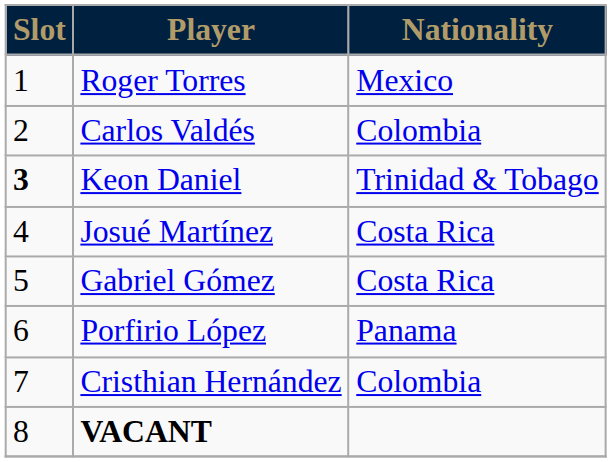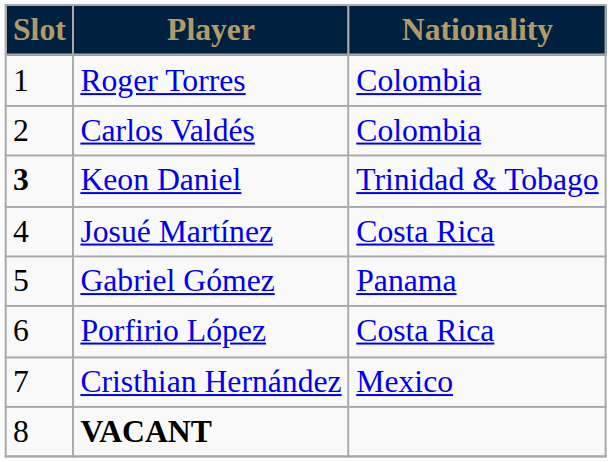(405, 79) Mexico -> (419, 79) Colombia
(425, 280) Costa Rica -> (406, 280) Panama
(406, 331) Panama -> (425, 331) Costa Rica
(419, 381) Colombia -> (405, 381) Mexico
